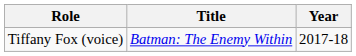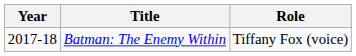columns swapped: (324, 16) <-> (66, 16)
